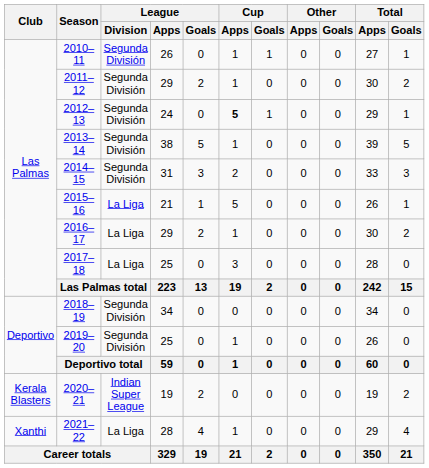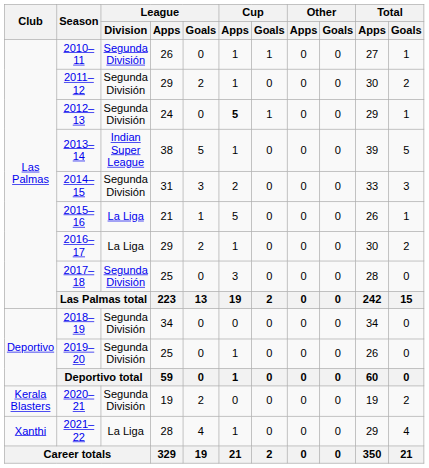(126, 144) Segunda División -> (126, 150) Indian Super League
(126, 263) La Liga -> (126, 276) Segunda División
(126, 394) Indian Super League -> (126, 401) Segunda División
